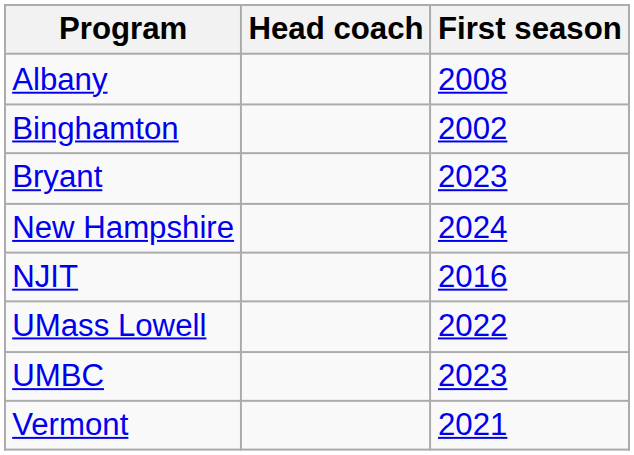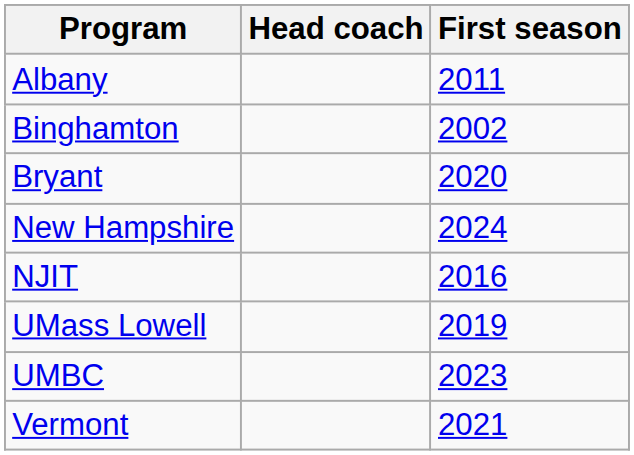(473, 78) 2008 -> (472, 78) 2011
(473, 177) 2023 -> (473, 177) 2020
(473, 326) 2022 -> (473, 326) 2019
